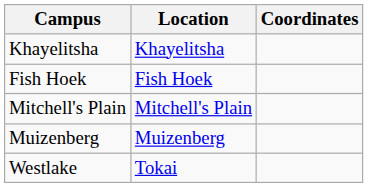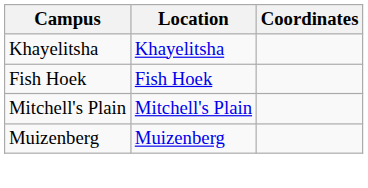- row: (43, 167)
